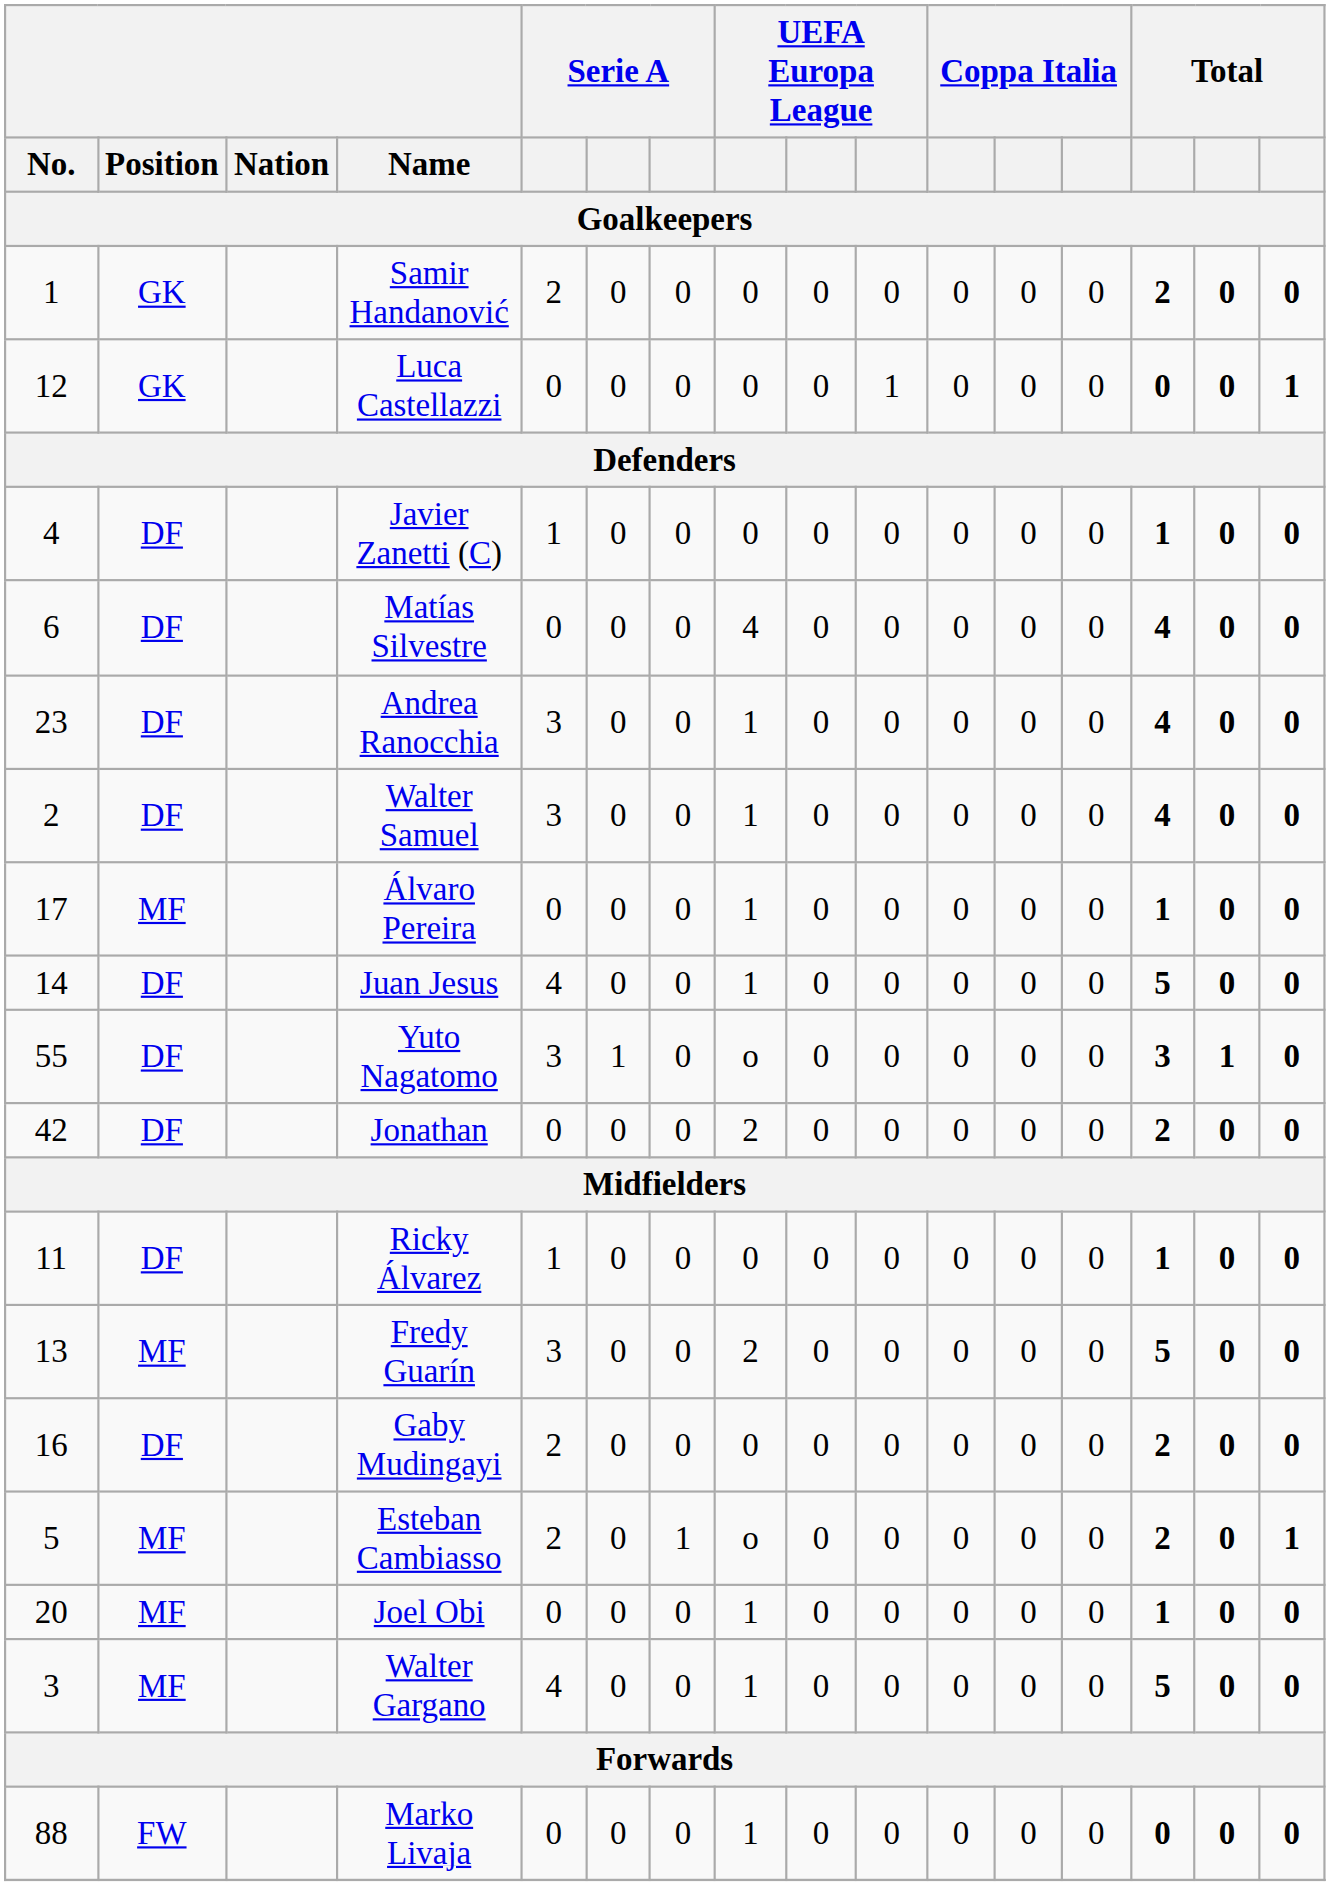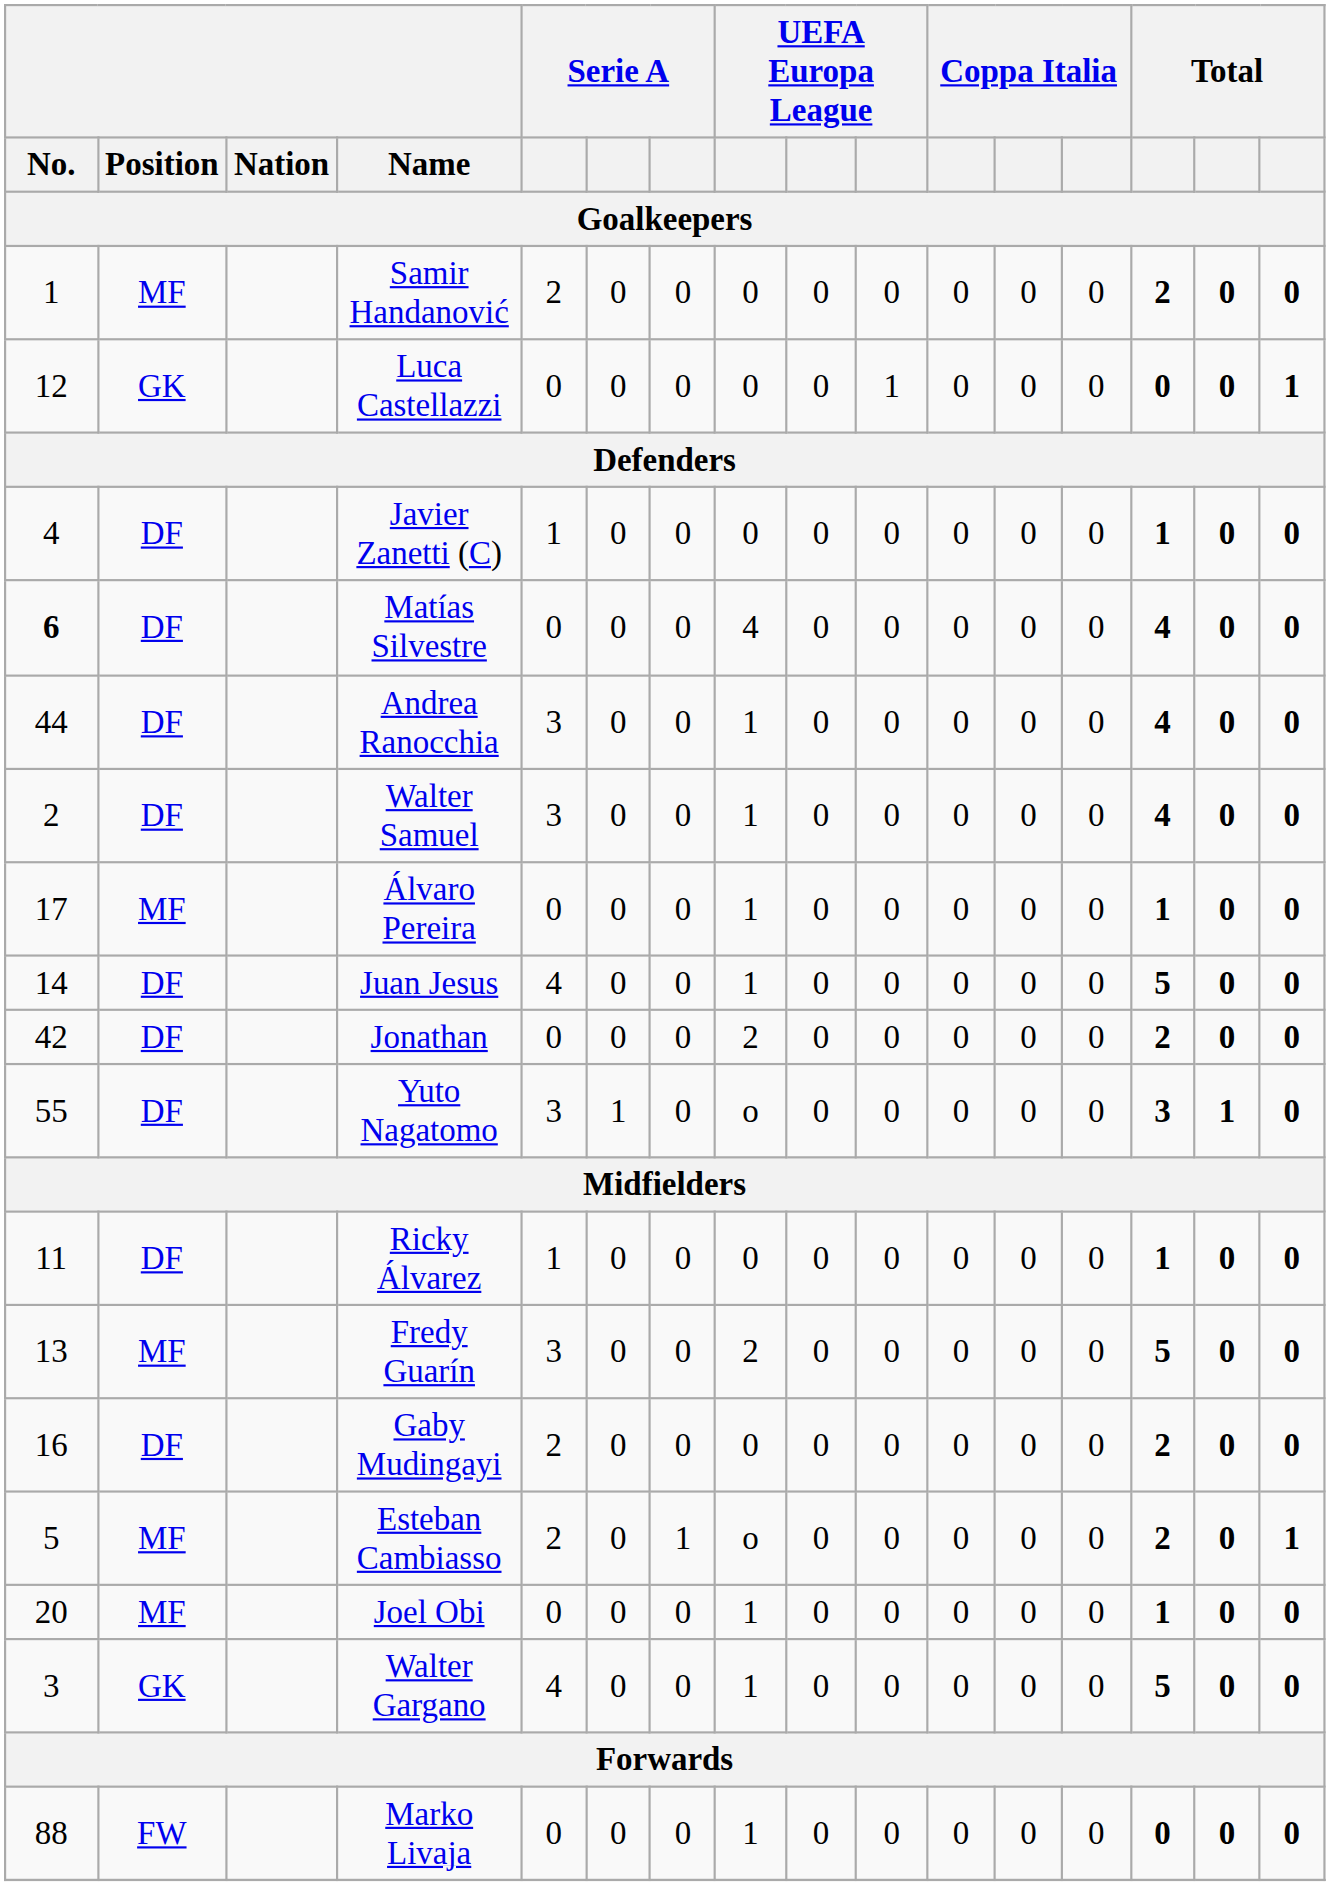(162, 292) GK -> (162, 292) MF
(51, 627) normal -> (51, 627) bold
(51, 720) 23 -> (51, 720) 44
rows swapped: (429, 1129) <-> (429, 1055)
(162, 1685) MF -> (162, 1685) GK
